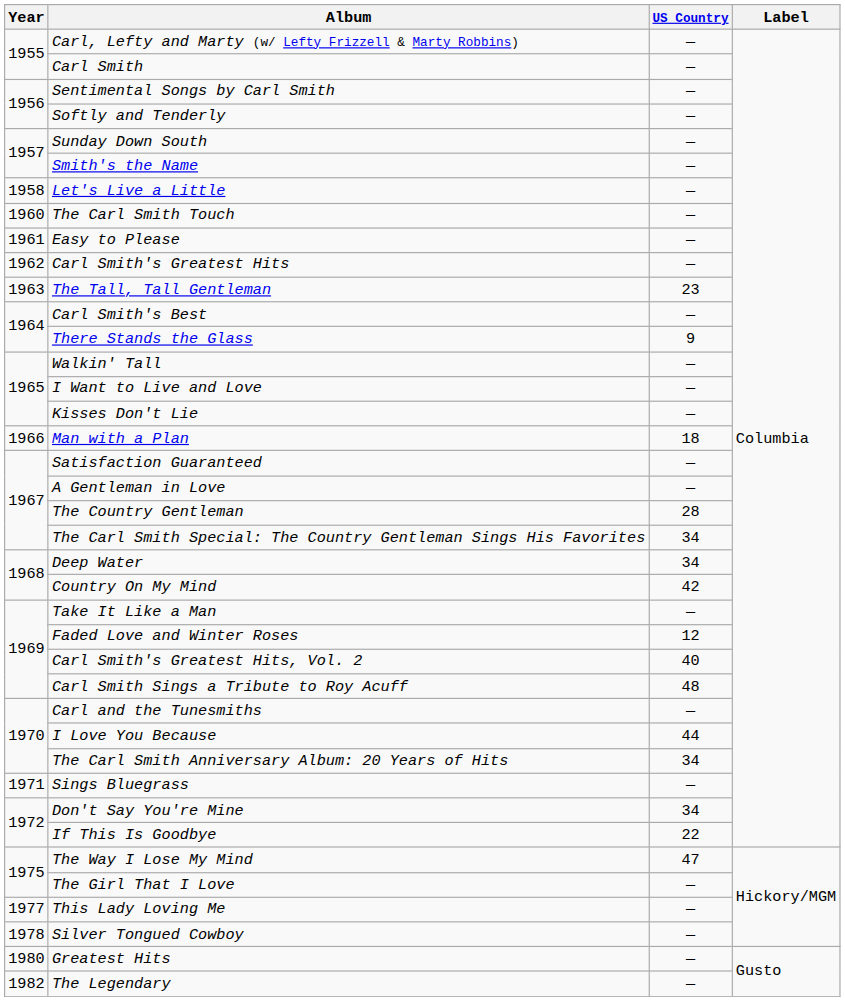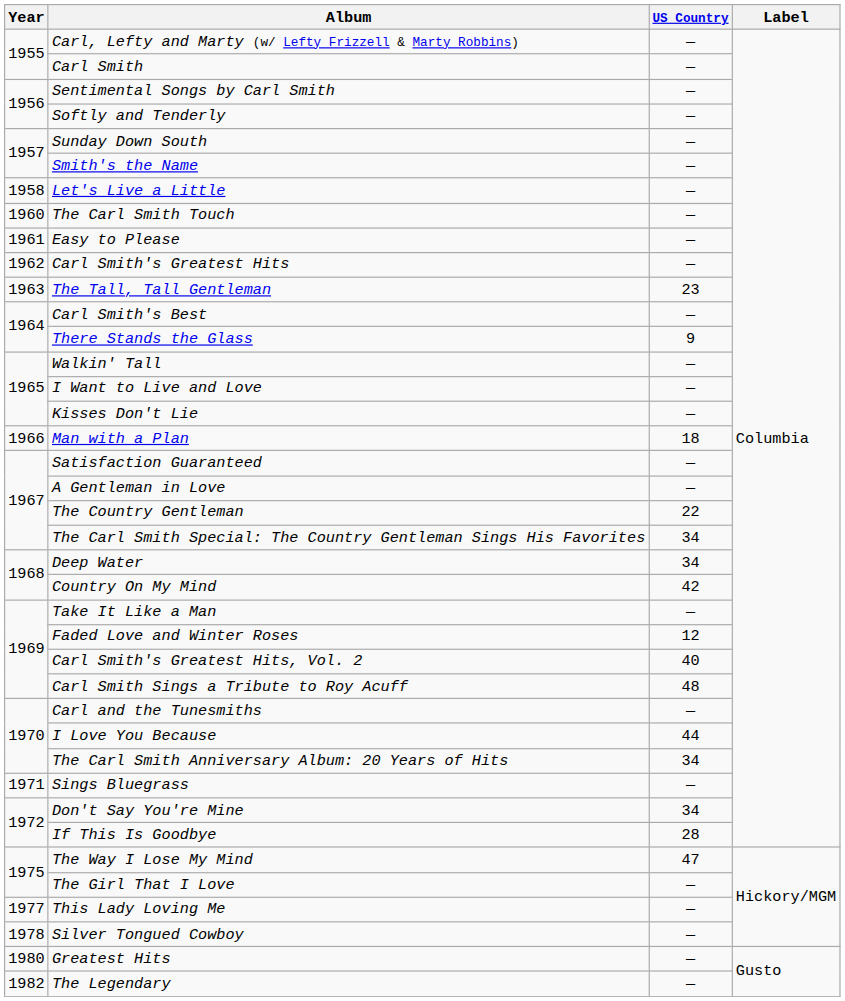(691, 513) 28 -> (691, 513) 22
(691, 835) 22 -> (691, 835) 28
